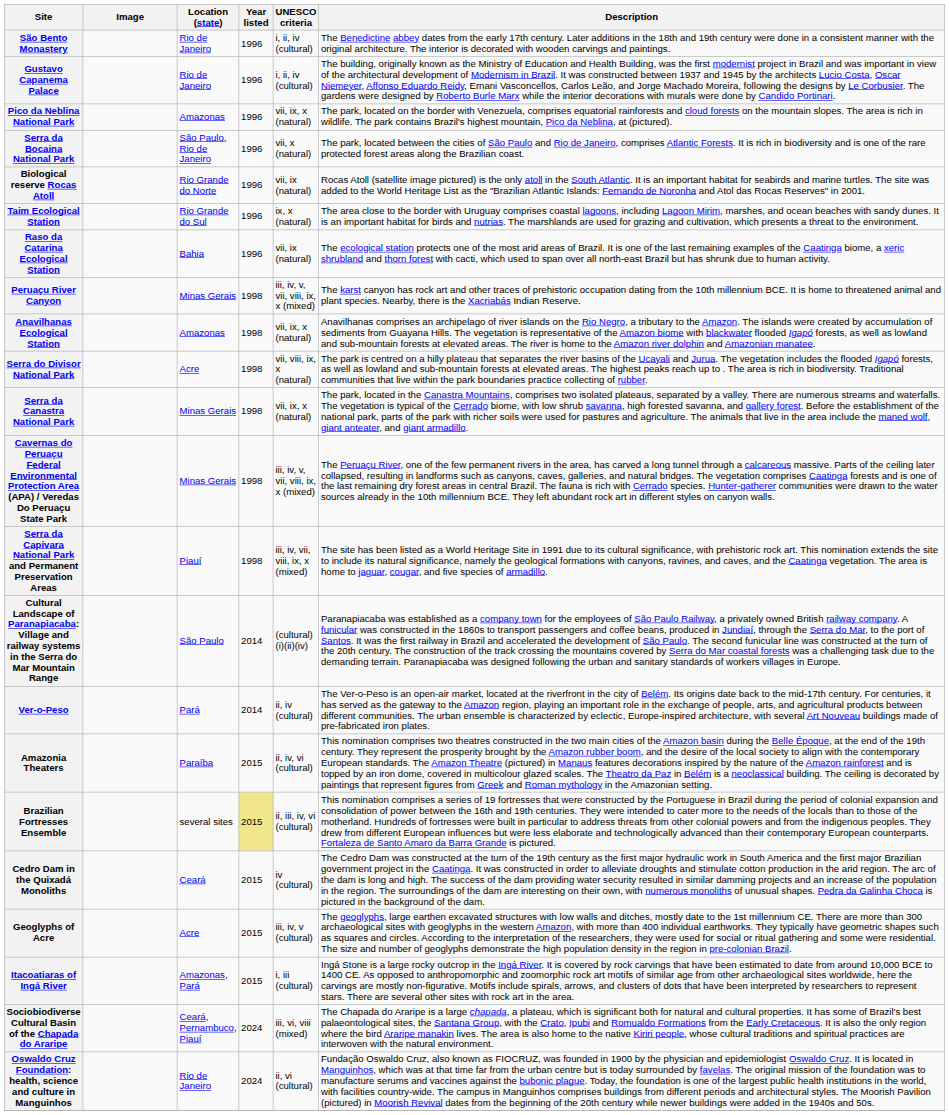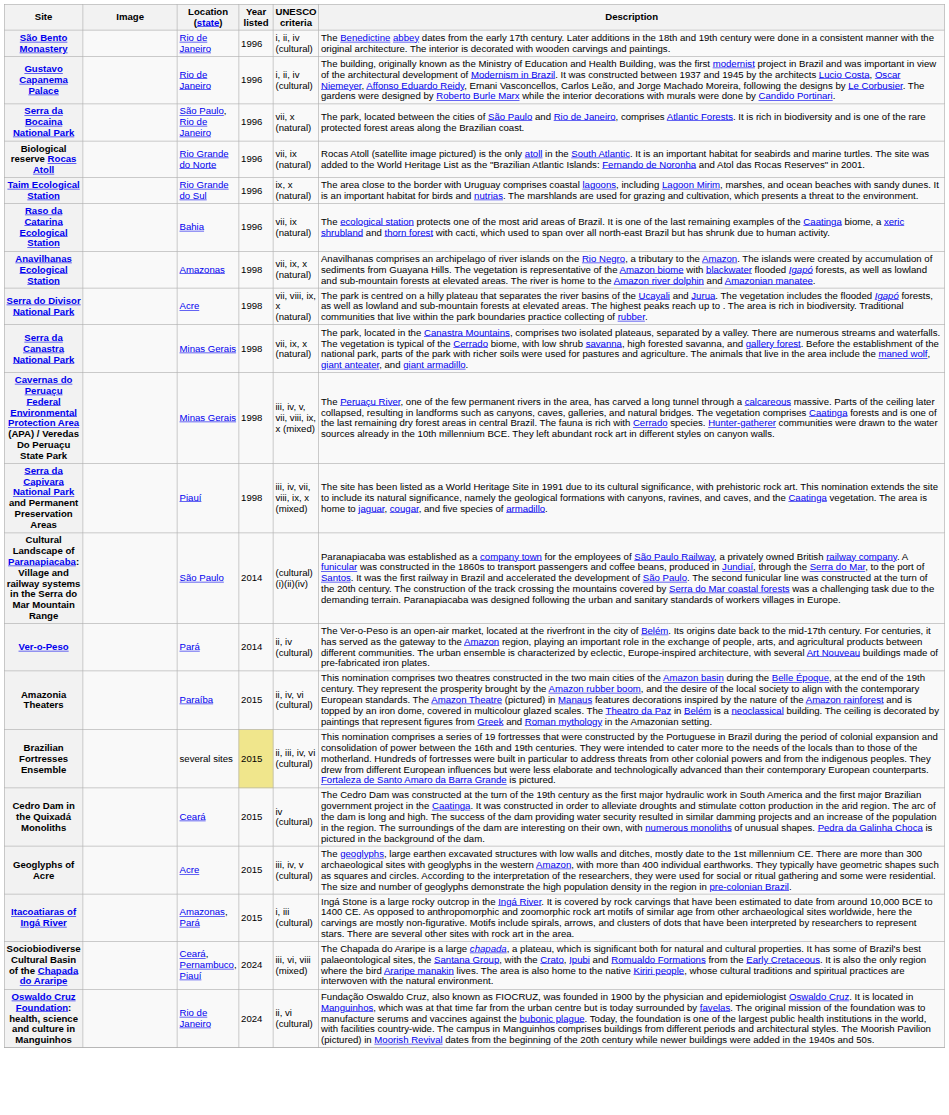- row: (44, 117)
- row: (44, 295)
